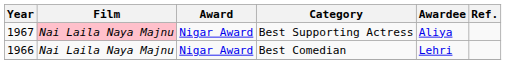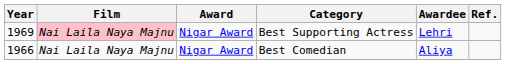(21, 32) 1967 -> (21, 32) 1969
(436, 32) Aliya -> (436, 32) Lehri
(436, 50) Lehri -> (436, 50) Aliya
